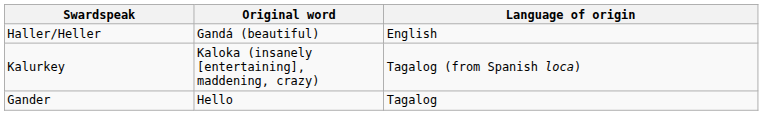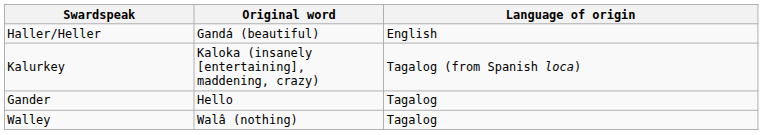+ row: (29, 120)
